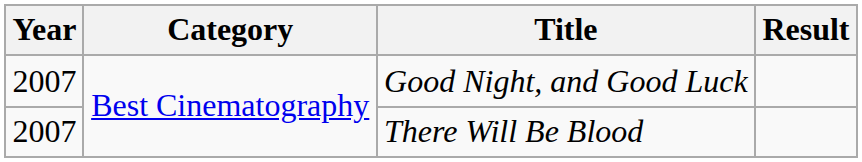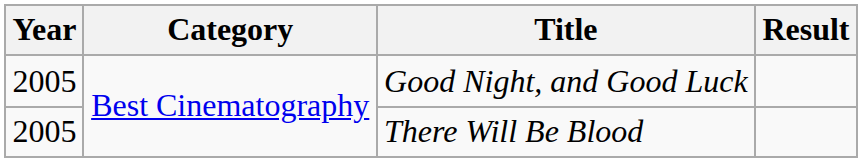(44, 80) 2007 -> (44, 80) 2005
(44, 131) 2007 -> (44, 131) 2005
